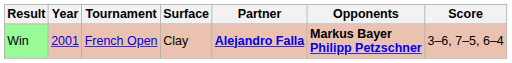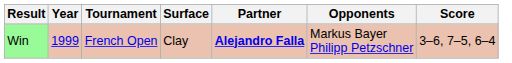(65, 41) 2001 -> (65, 41) 1999
(366, 41) bold -> (362, 41) normal
